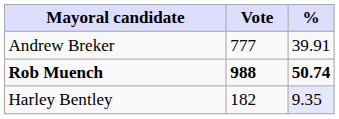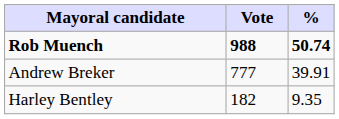rows swapped: (56, 72) <-> (61, 45)
(307, 99) lavender background -> (307, 99) no background
